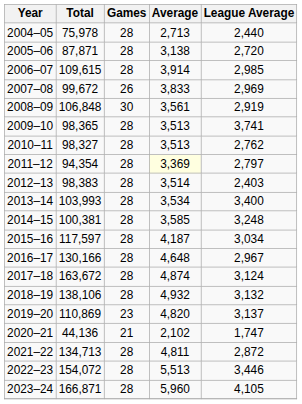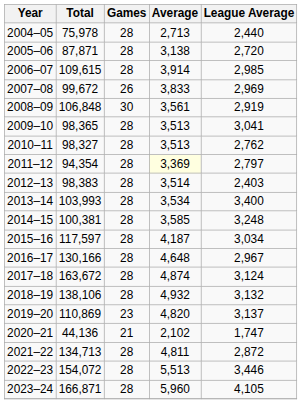(249, 126) 3,741 -> (249, 126) 3,041
